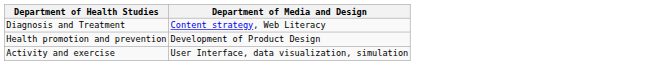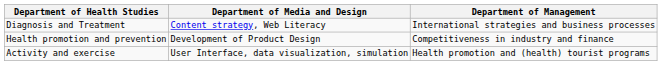+ column: (534, 11)
